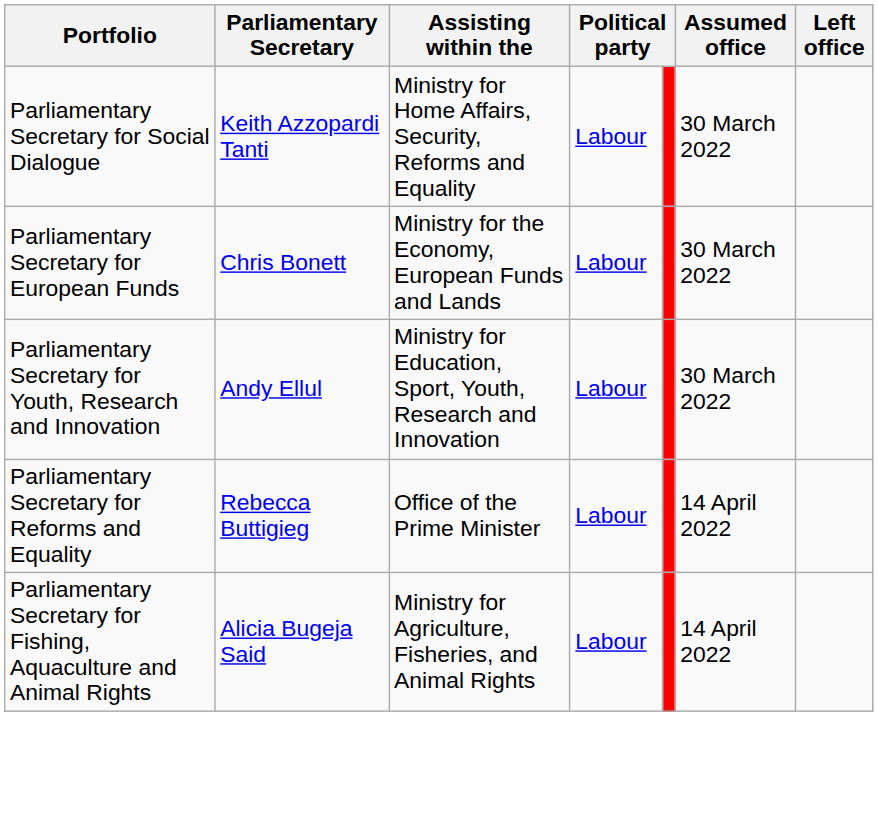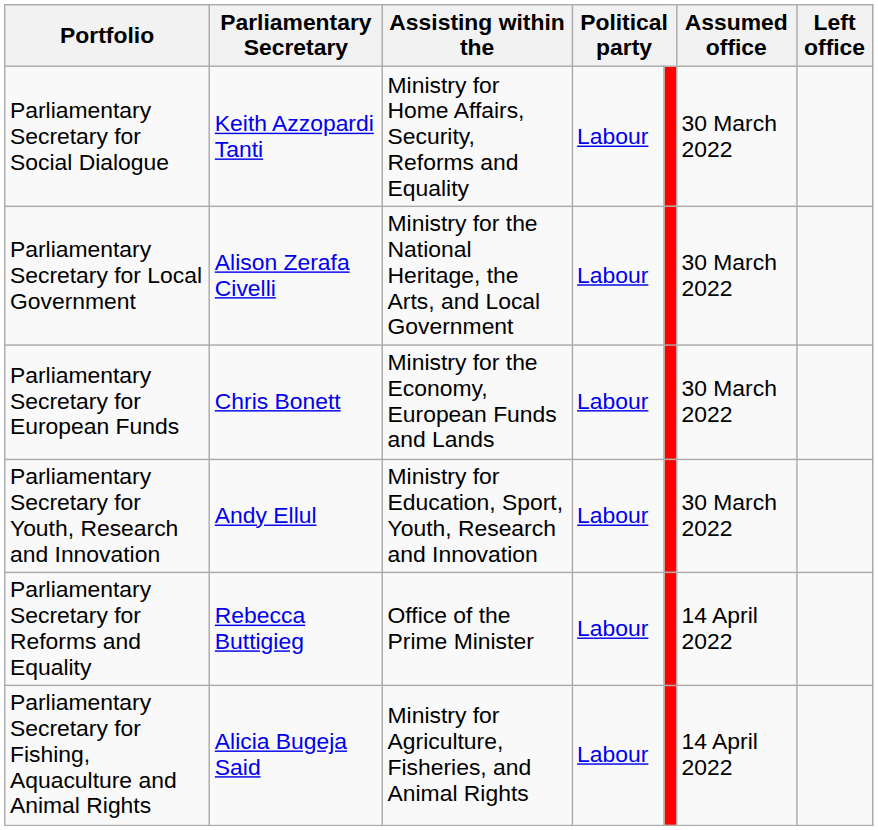+ row: (106, 275)
